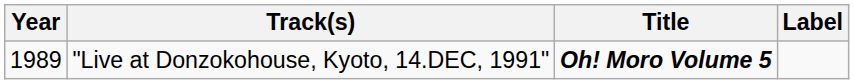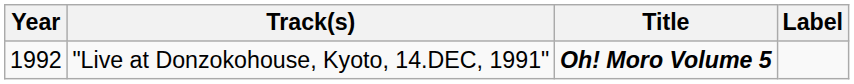(36, 59) 1989 -> (36, 59) 1992
